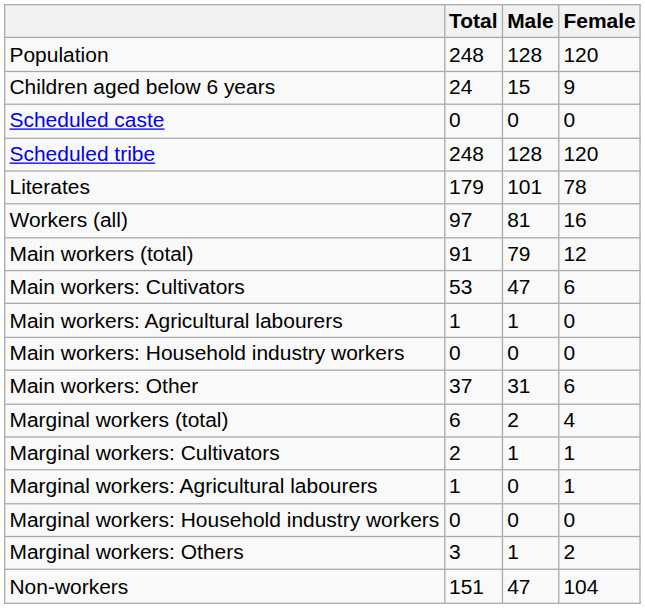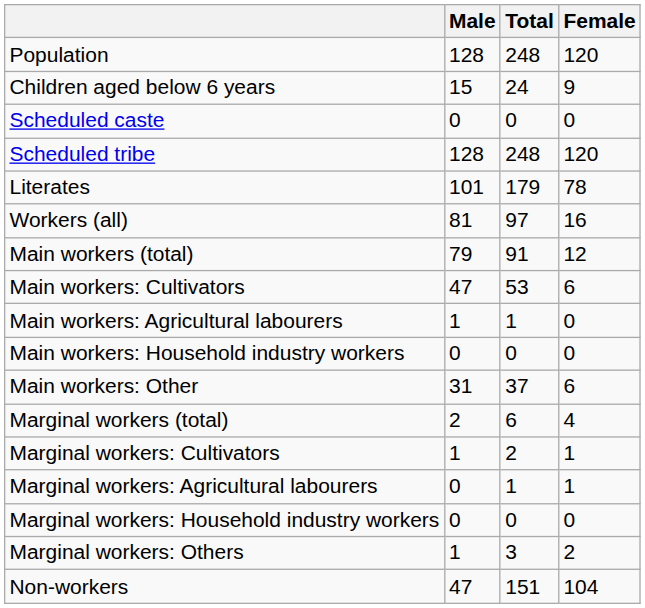columns swapped: (473, 21) <-> (530, 21)
